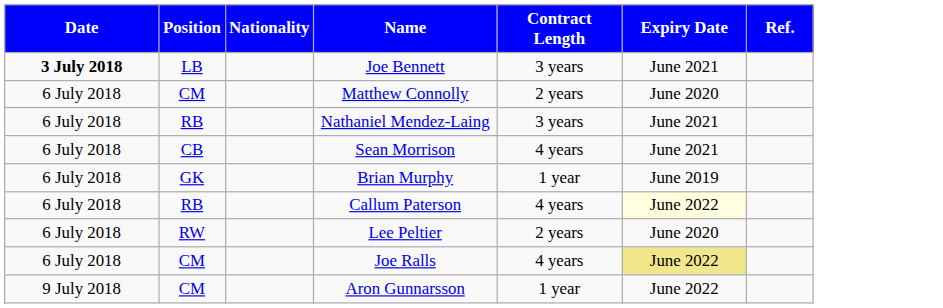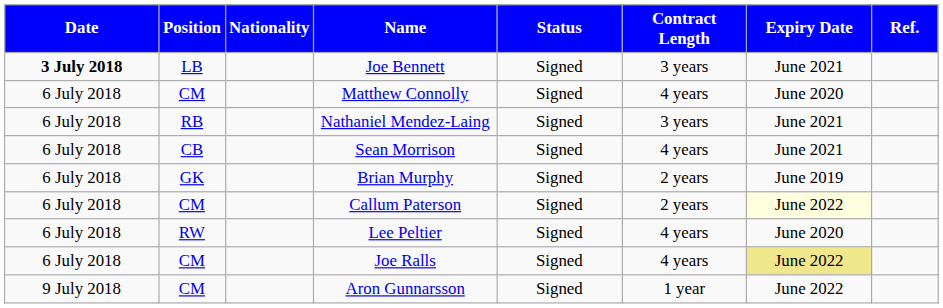+ column: (559, 28)
(559, 94) 2 years -> (684, 94) 4 years
(559, 177) 1 year -> (684, 177) 2 years
(192, 205) RB -> (192, 205) CM
(559, 205) 4 years -> (684, 205) 2 years
(559, 233) 2 years -> (684, 233) 4 years
